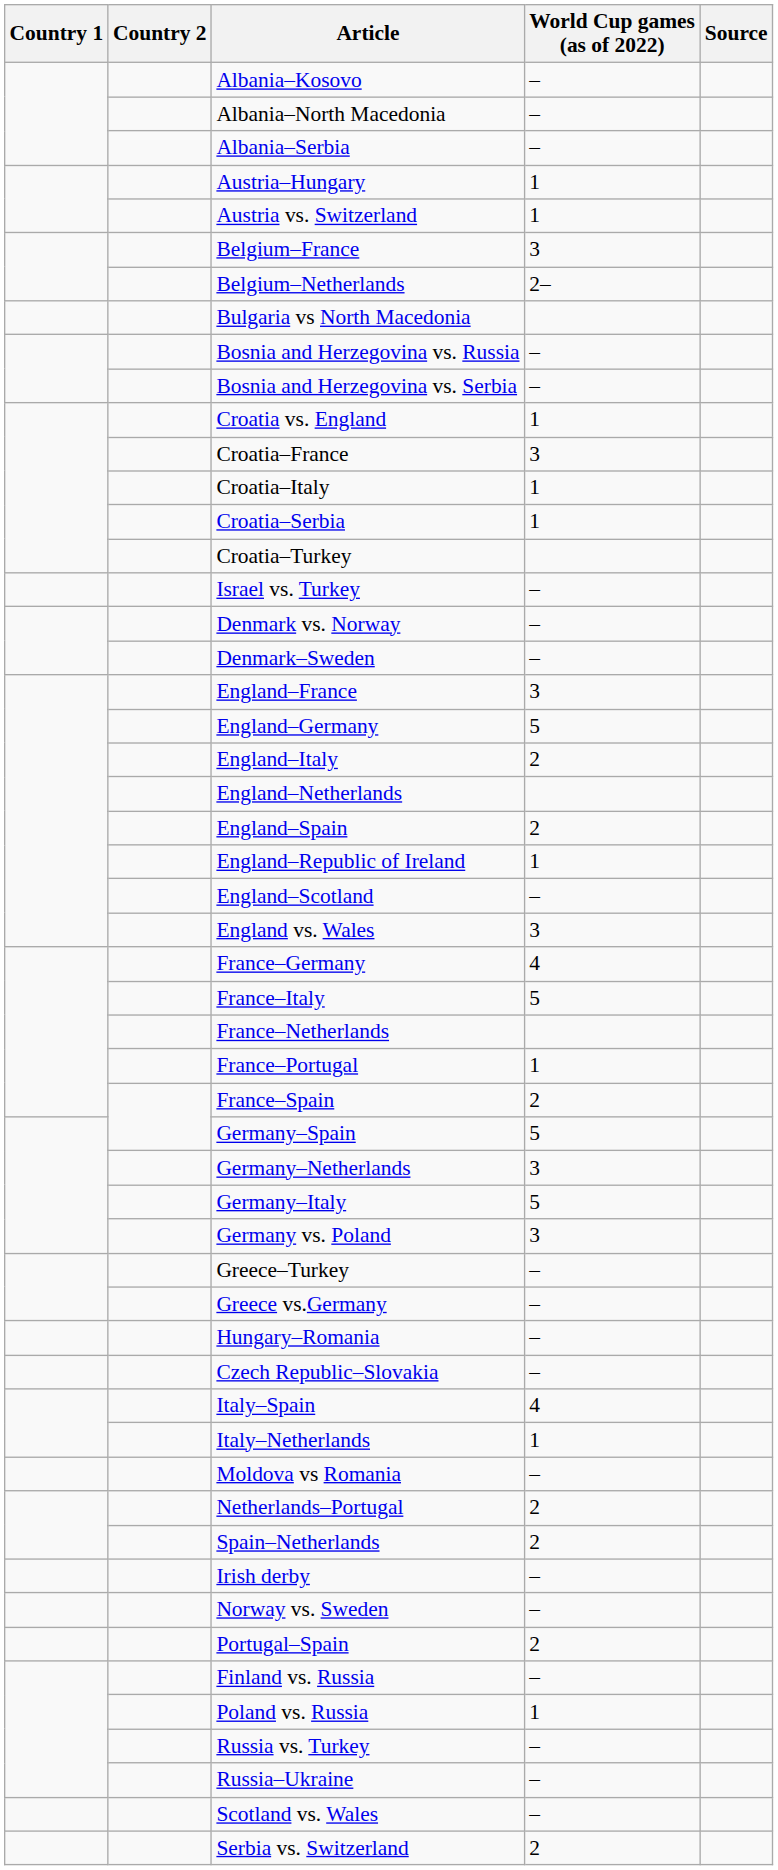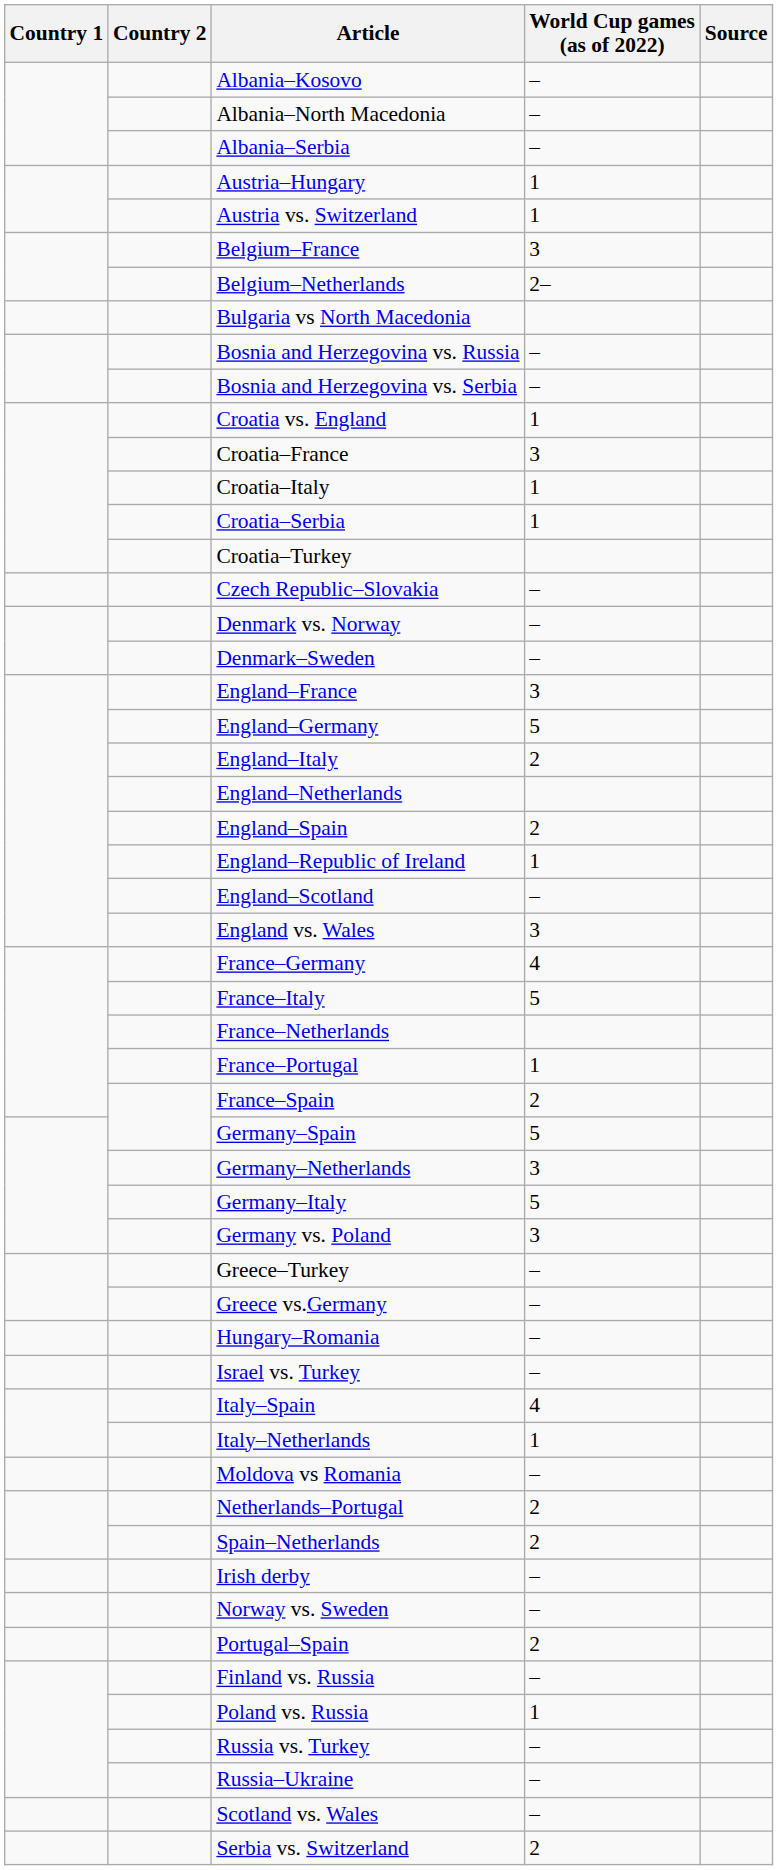rows swapped: (327, 1371) <-> (288, 589)
